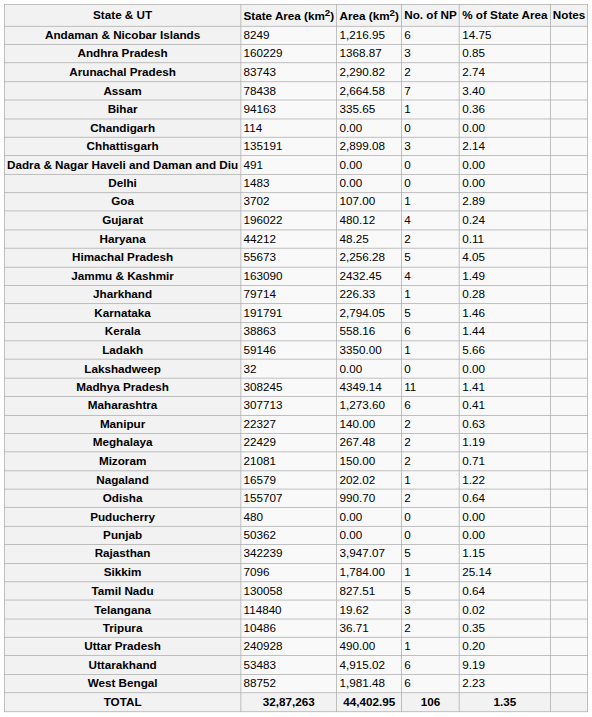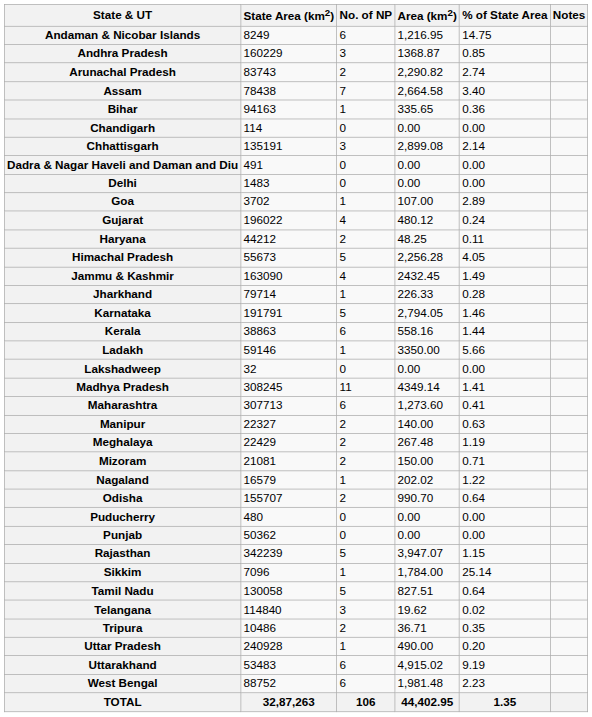columns swapped: (431, 15) <-> (369, 15)
